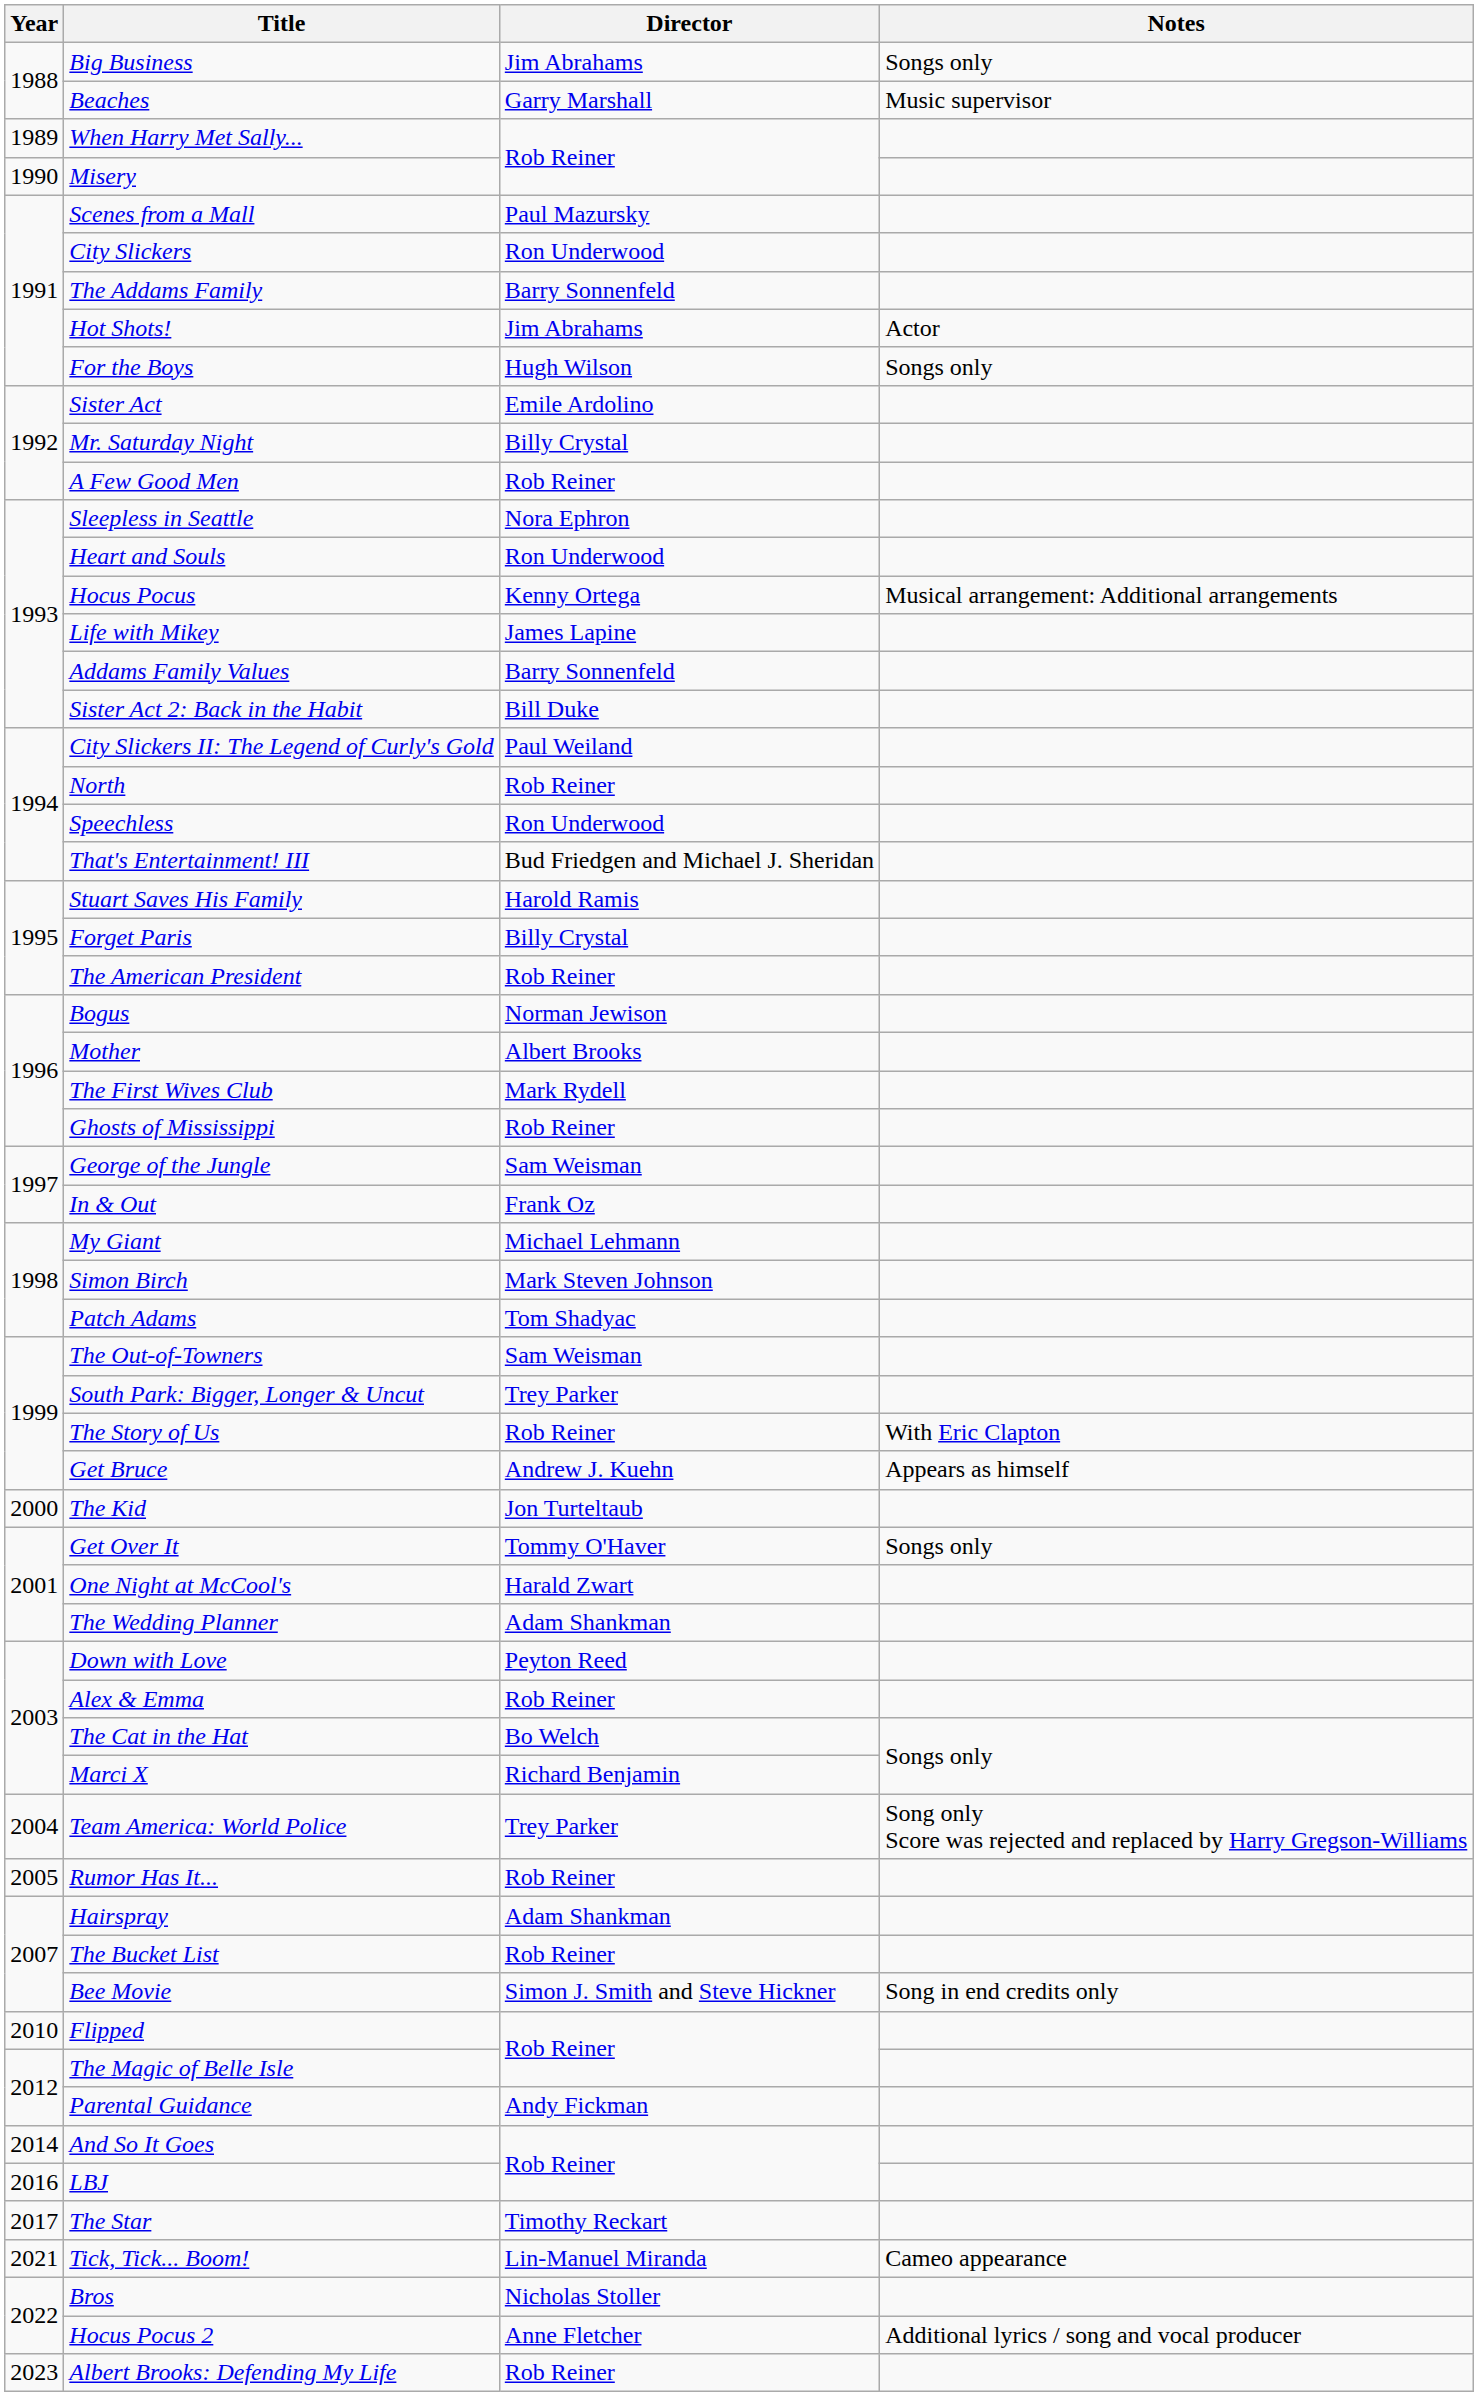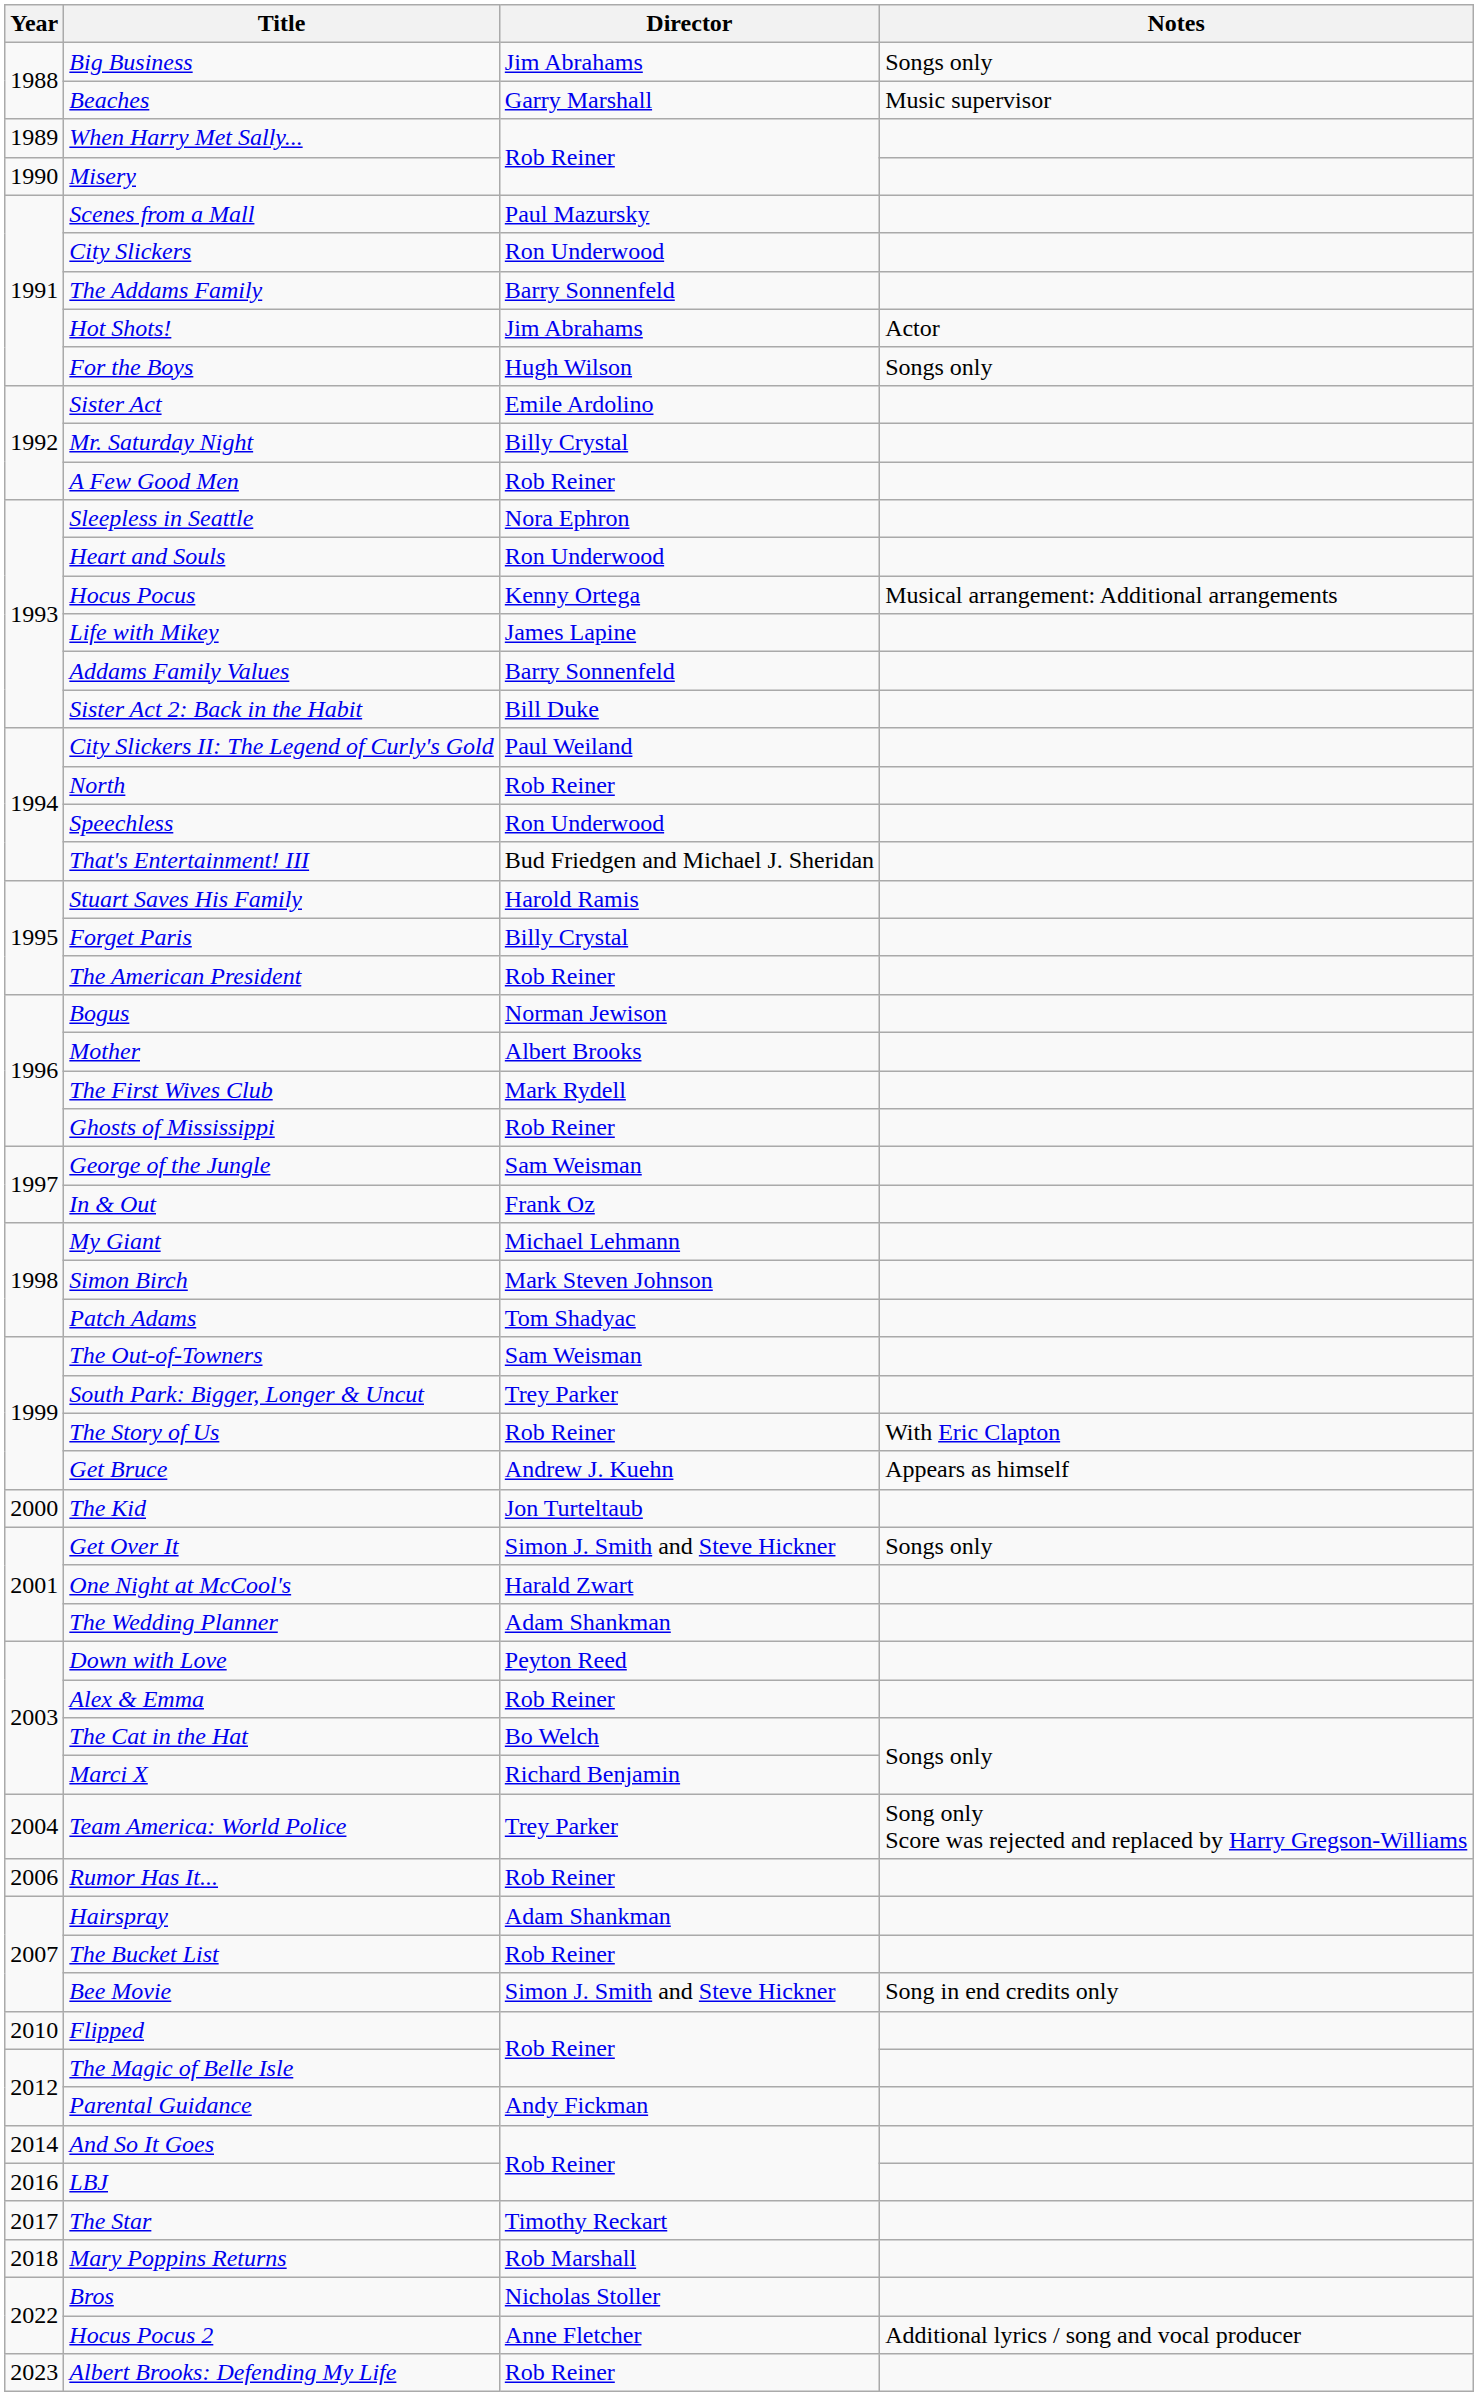(585, 1546) Tommy O'Haver -> (670, 1546) Simon J. Smith and Steve Hickner
(34, 1877) 2005 -> (34, 1877) 2006
+ row: (178, 2258)
- row: (159, 2258)
